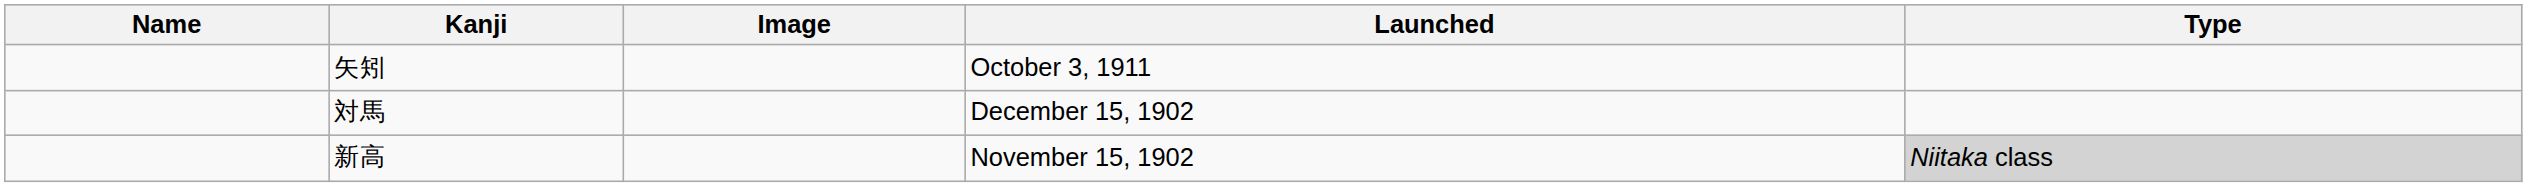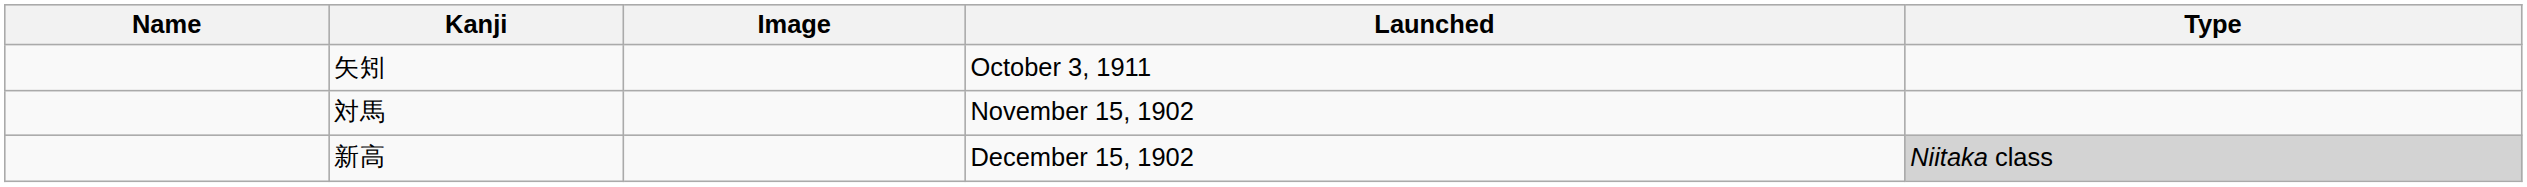(1082, 112) December 15, 1902 -> (1082, 112) November 15, 1902
(1082, 157) November 15, 1902 -> (1082, 157) December 15, 1902
